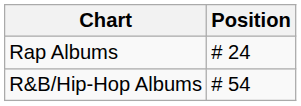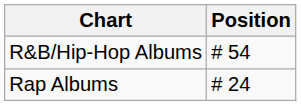rows swapped: (106, 84) <-> (64, 52)
